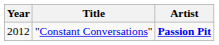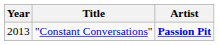(18, 31) 2012 -> (18, 31) 2013
